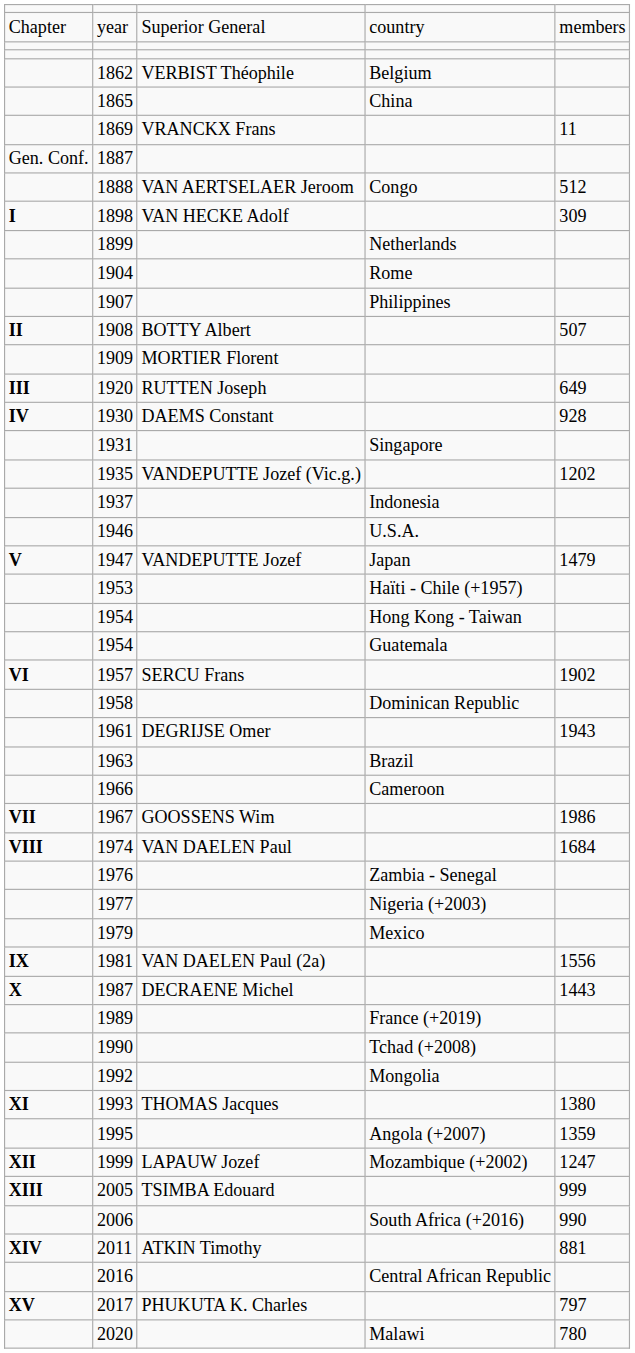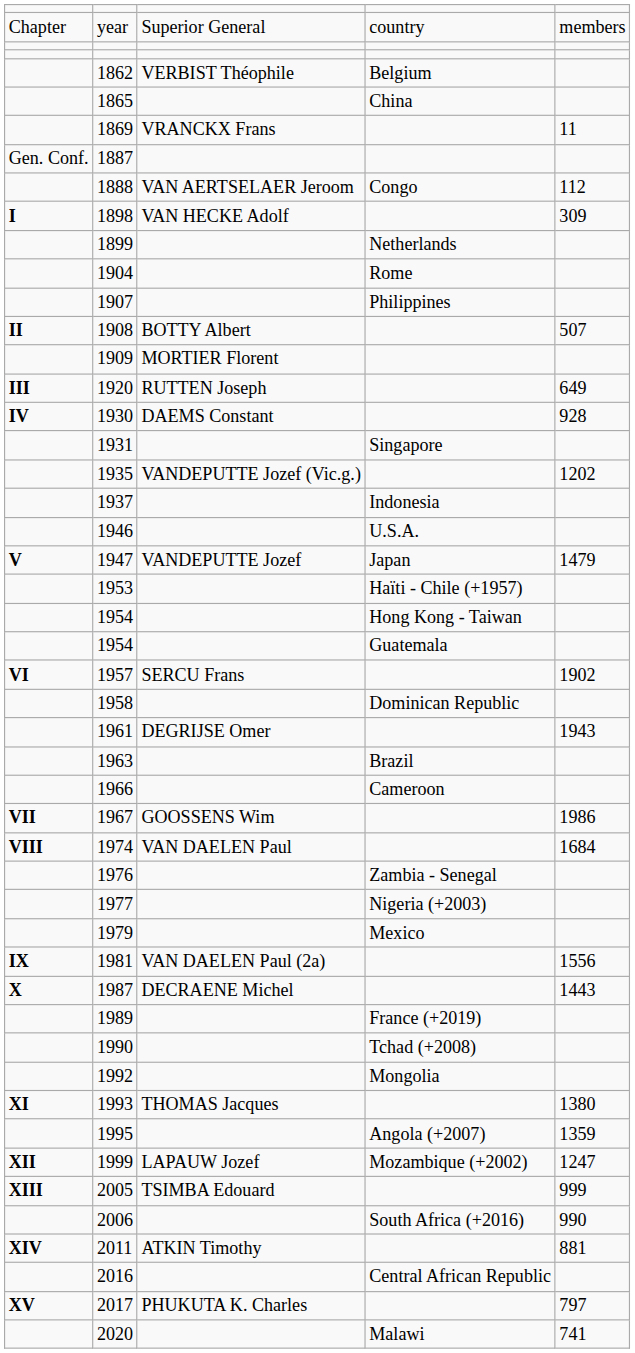(573, 187) 512 -> (573, 187) 112
(573, 1334) 780 -> (573, 1334) 741
